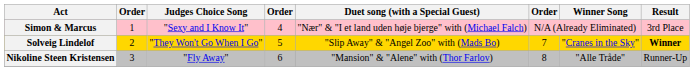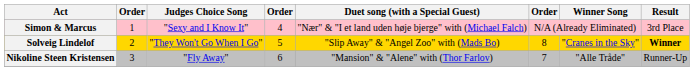(544, 43) 7 -> (544, 43) 8
(544, 58) 8 -> (544, 58) 7
